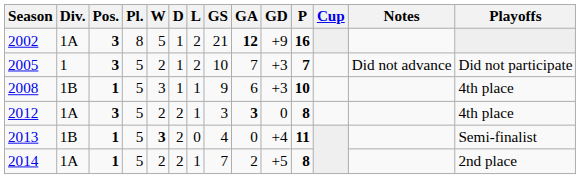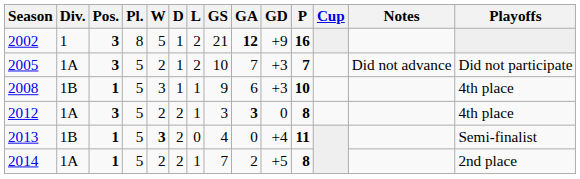(69, 40) 1A -> (64, 40) 1
(64, 64) 1 -> (69, 64) 1A
